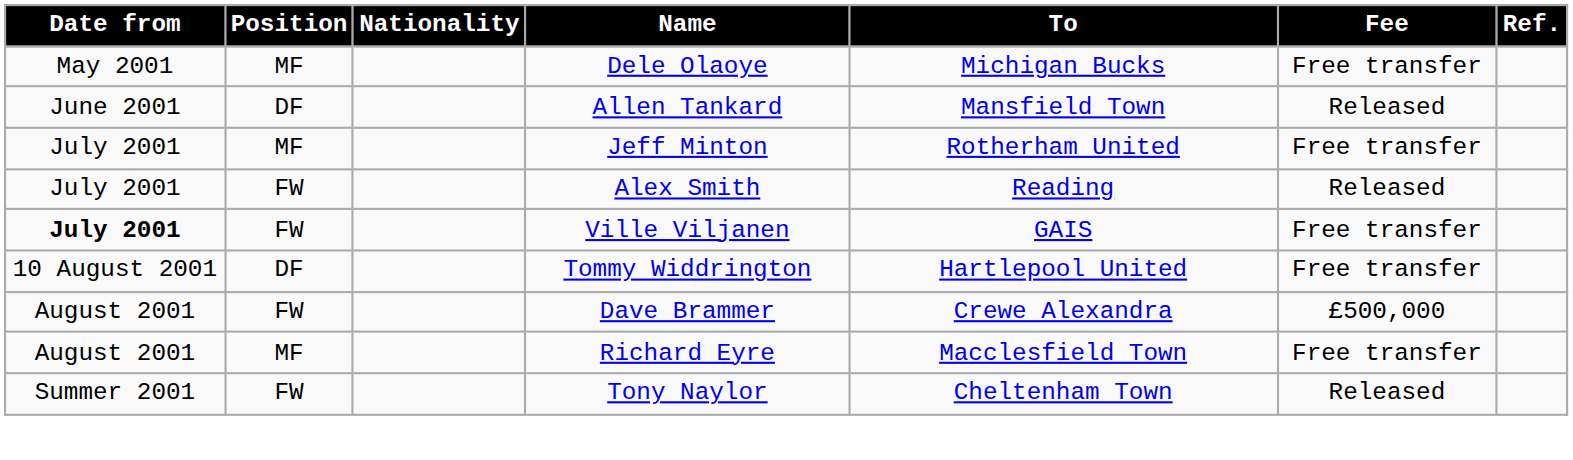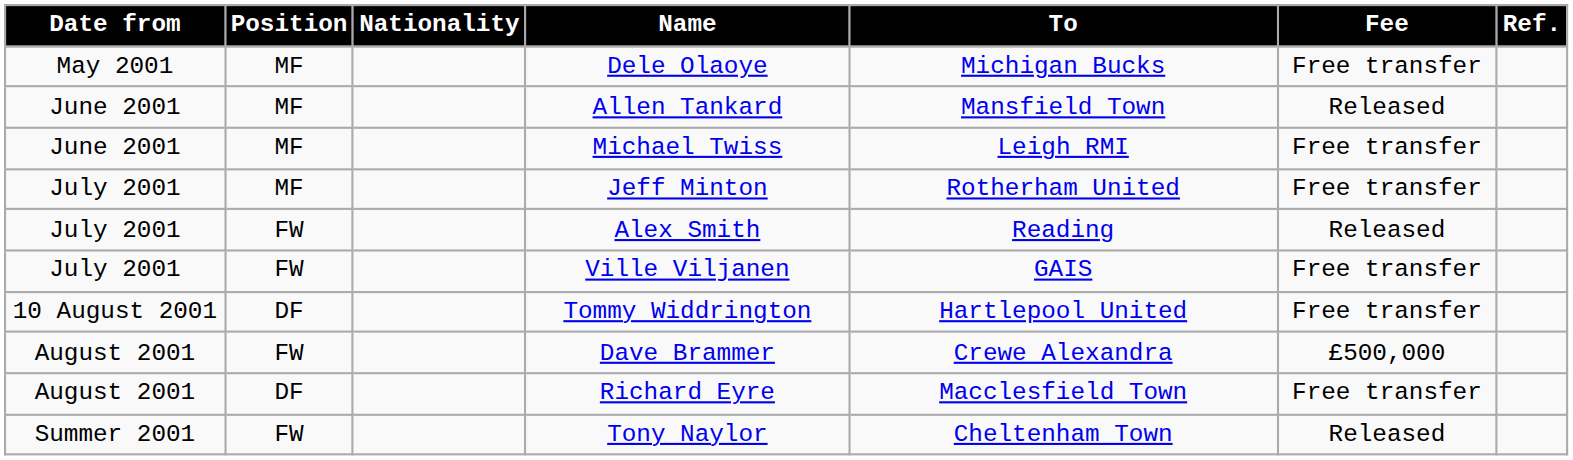(289, 107) DF -> (289, 107) MF
+ row: (687, 148)
(115, 230) bold -> (115, 270) normal
(289, 352) MF -> (289, 393) DF
